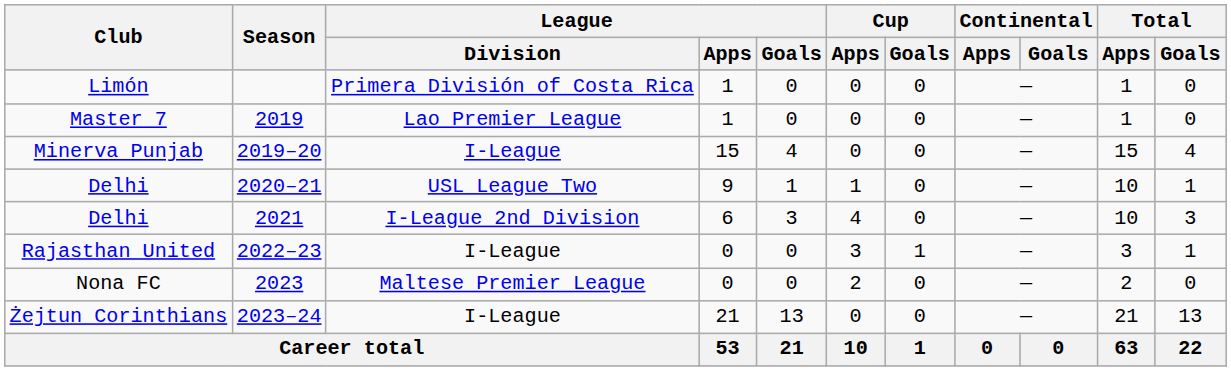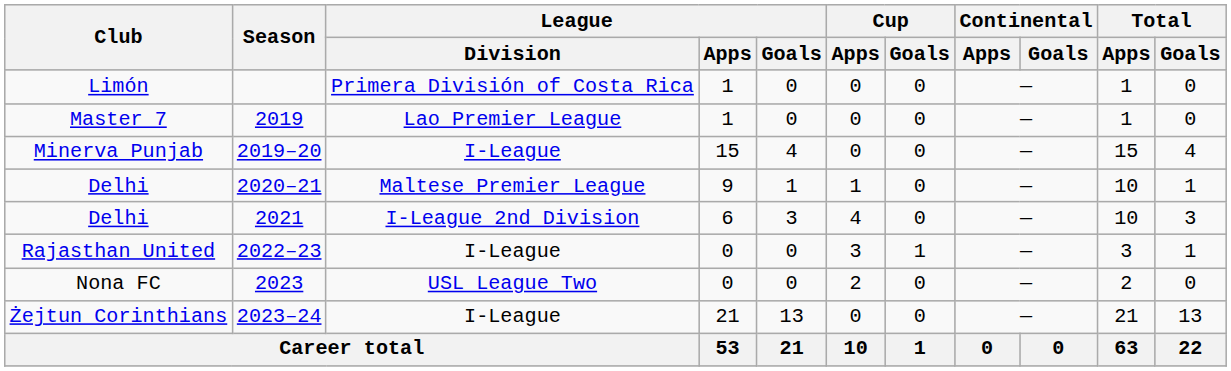(512, 185) USL League Two -> (512, 185) Maltese Premier League
(512, 284) Maltese Premier League -> (512, 284) USL League Two
